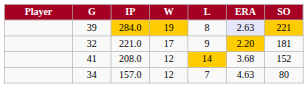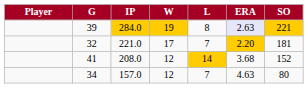(207, 43) 9 -> (207, 43) 7
